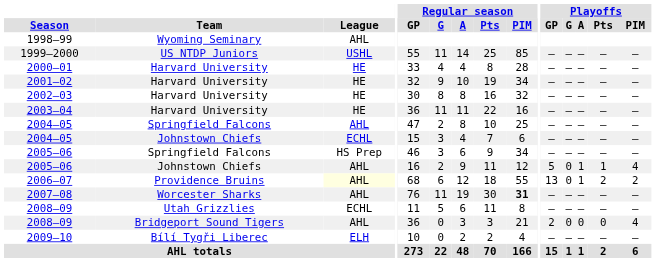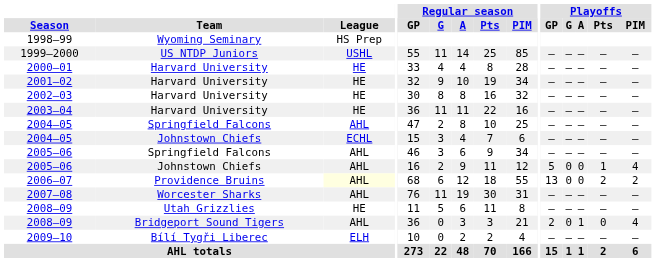(359, 39) AHL -> (359, 39) HS Prep
(359, 152) HS Prep -> (359, 152) AHL
(581, 166) 1 -> (581, 166) 0
(581, 180) 1 -> (581, 180) 0
(522, 194) bold -> (522, 194) normal
(359, 209) ECHL -> (359, 209) HE
(581, 223) 0 -> (581, 223) 1
